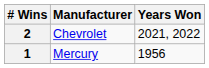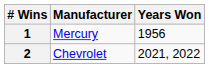rows swapped: (27, 34) <-> (27, 54)
